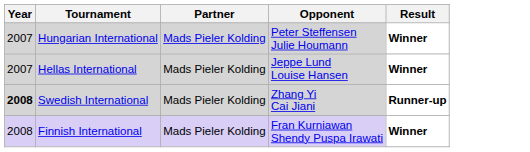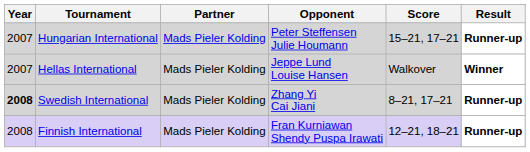+ column: (424, 14)
(408, 38) Winner -> (493, 38) Runner-up
(408, 131) Winner -> (493, 131) Runner-up
